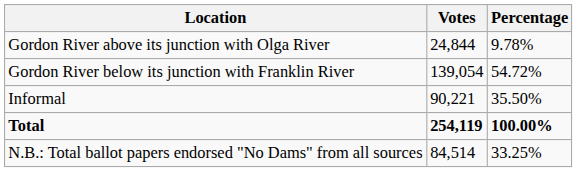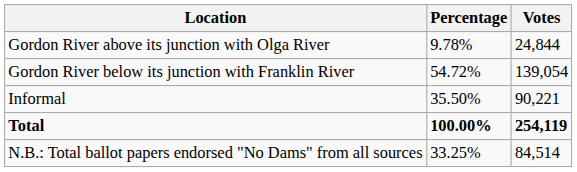columns swapped: (457, 18) <-> (530, 18)
